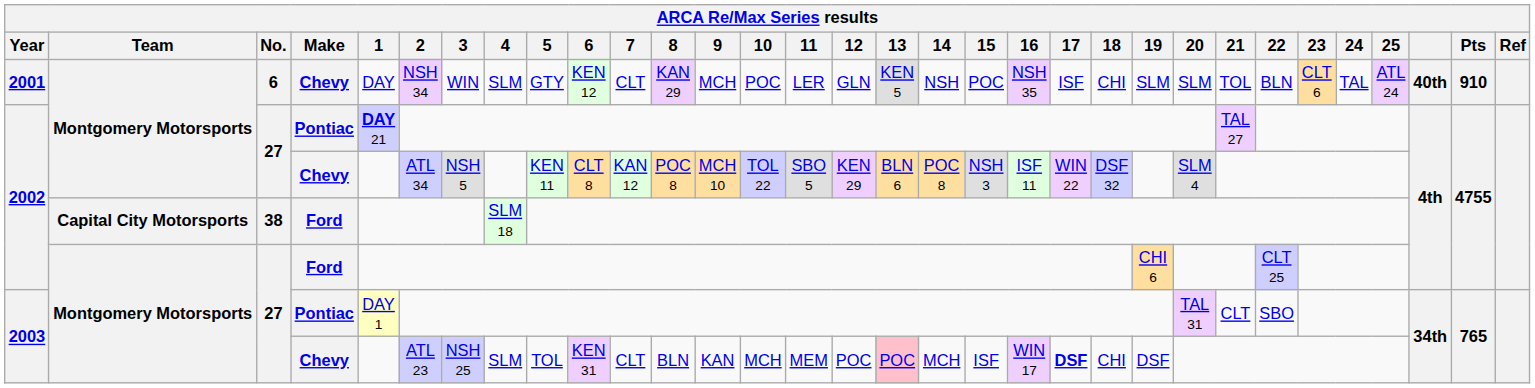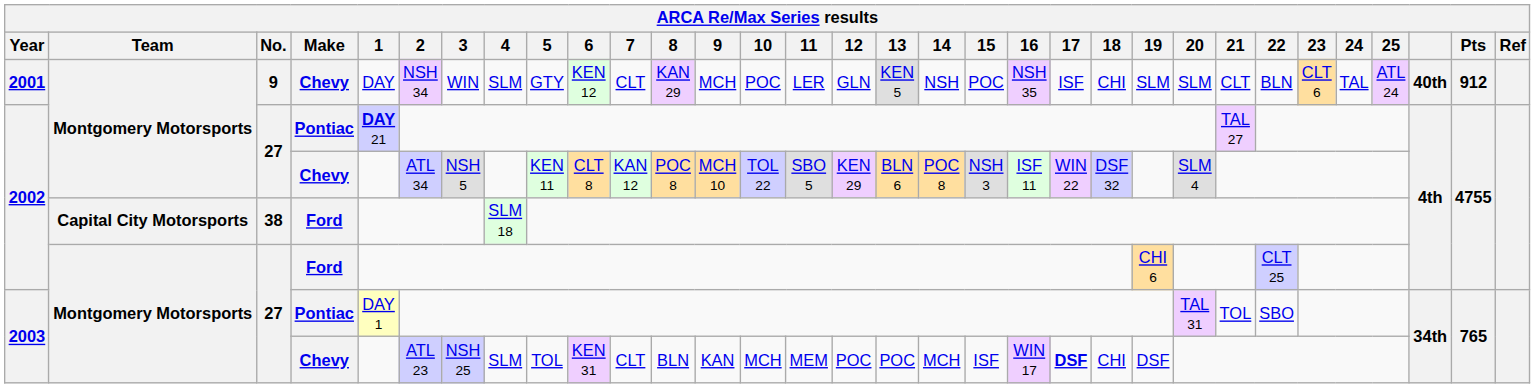(273, 82) 6 -> (273, 82) 9
(1235, 82) TOL -> (1235, 82) CLT
(1473, 82) 910 -> (1473, 82) 912
(1235, 313) CLT -> (1235, 313) TOL
(897, 360) pink background -> (897, 360) no background
